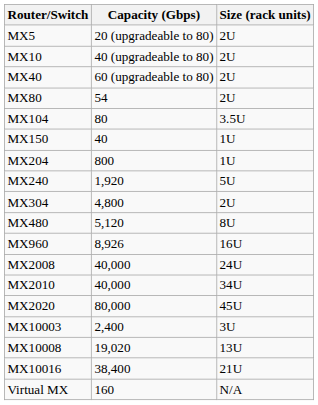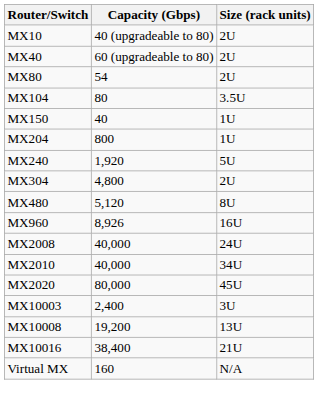- row: (21, 35)
(112, 347) 19,020 -> (112, 327) 19,200
